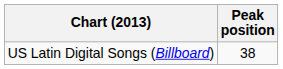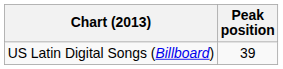(248, 53) 38 -> (248, 53) 39
